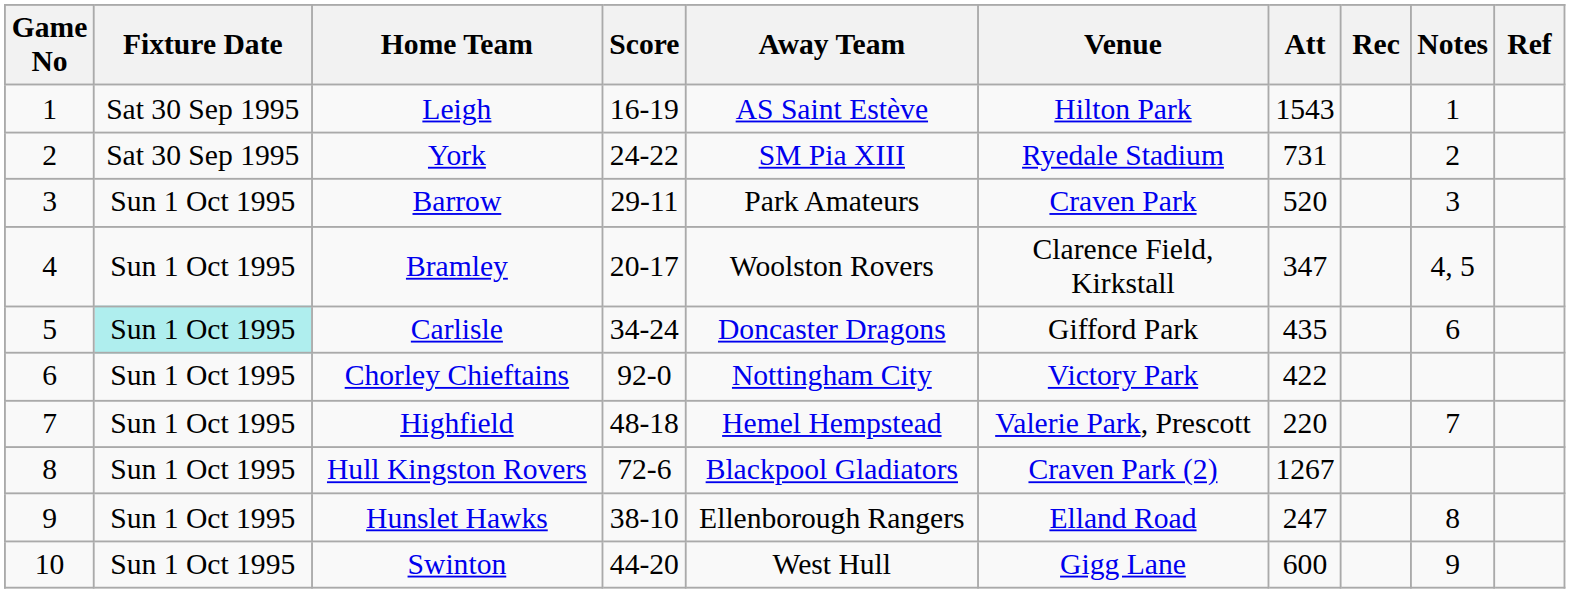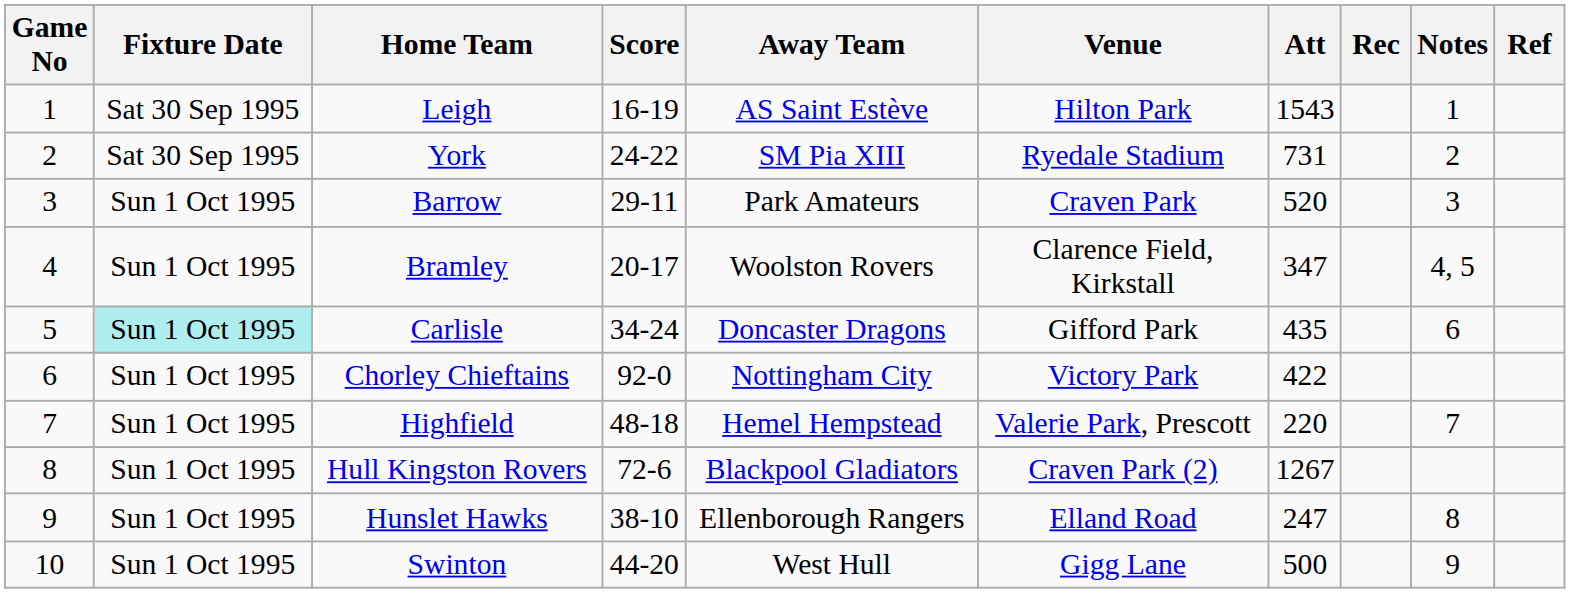(1305, 564) 600 -> (1305, 564) 500
